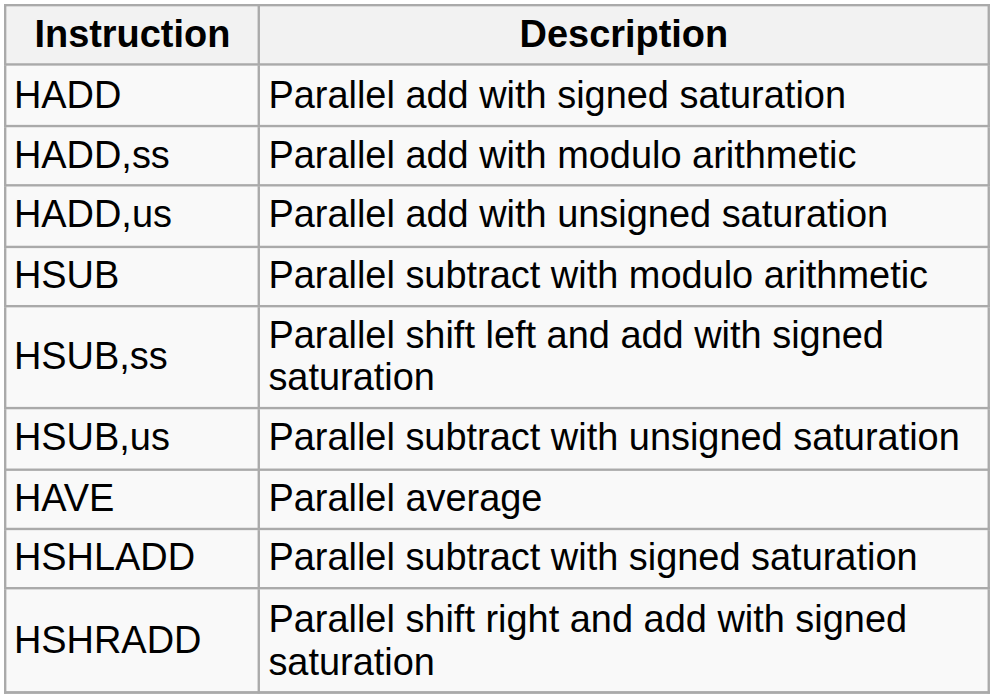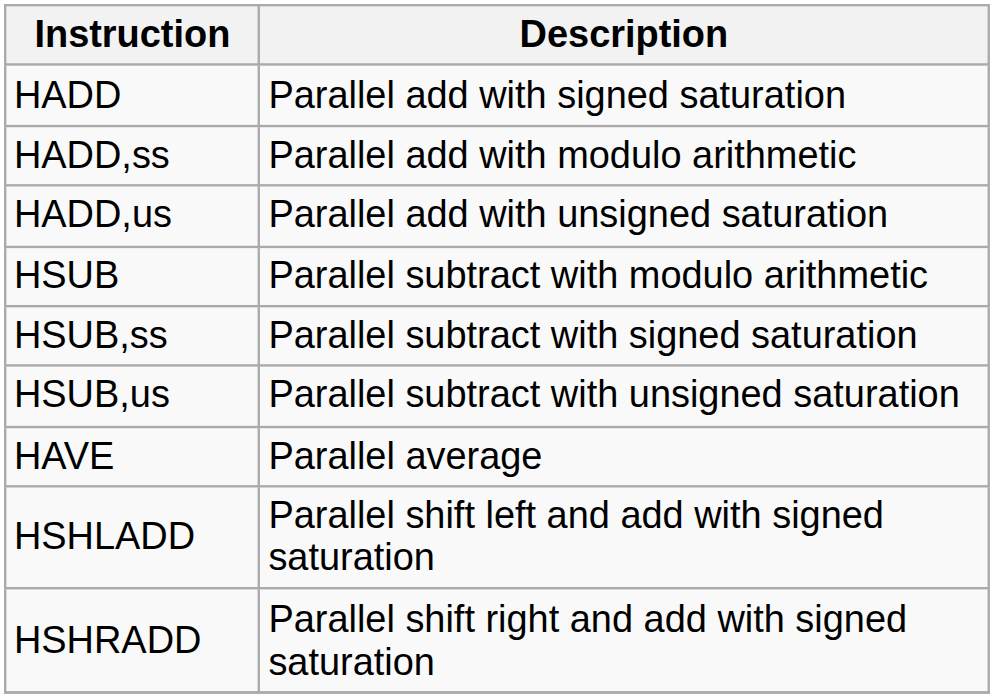(576, 356) Parallel shift left and add with signed saturation -> (593, 335) Parallel subtract with signed saturation
(593, 558) Parallel subtract with signed saturation -> (576, 537) Parallel shift left and add with signed saturation
